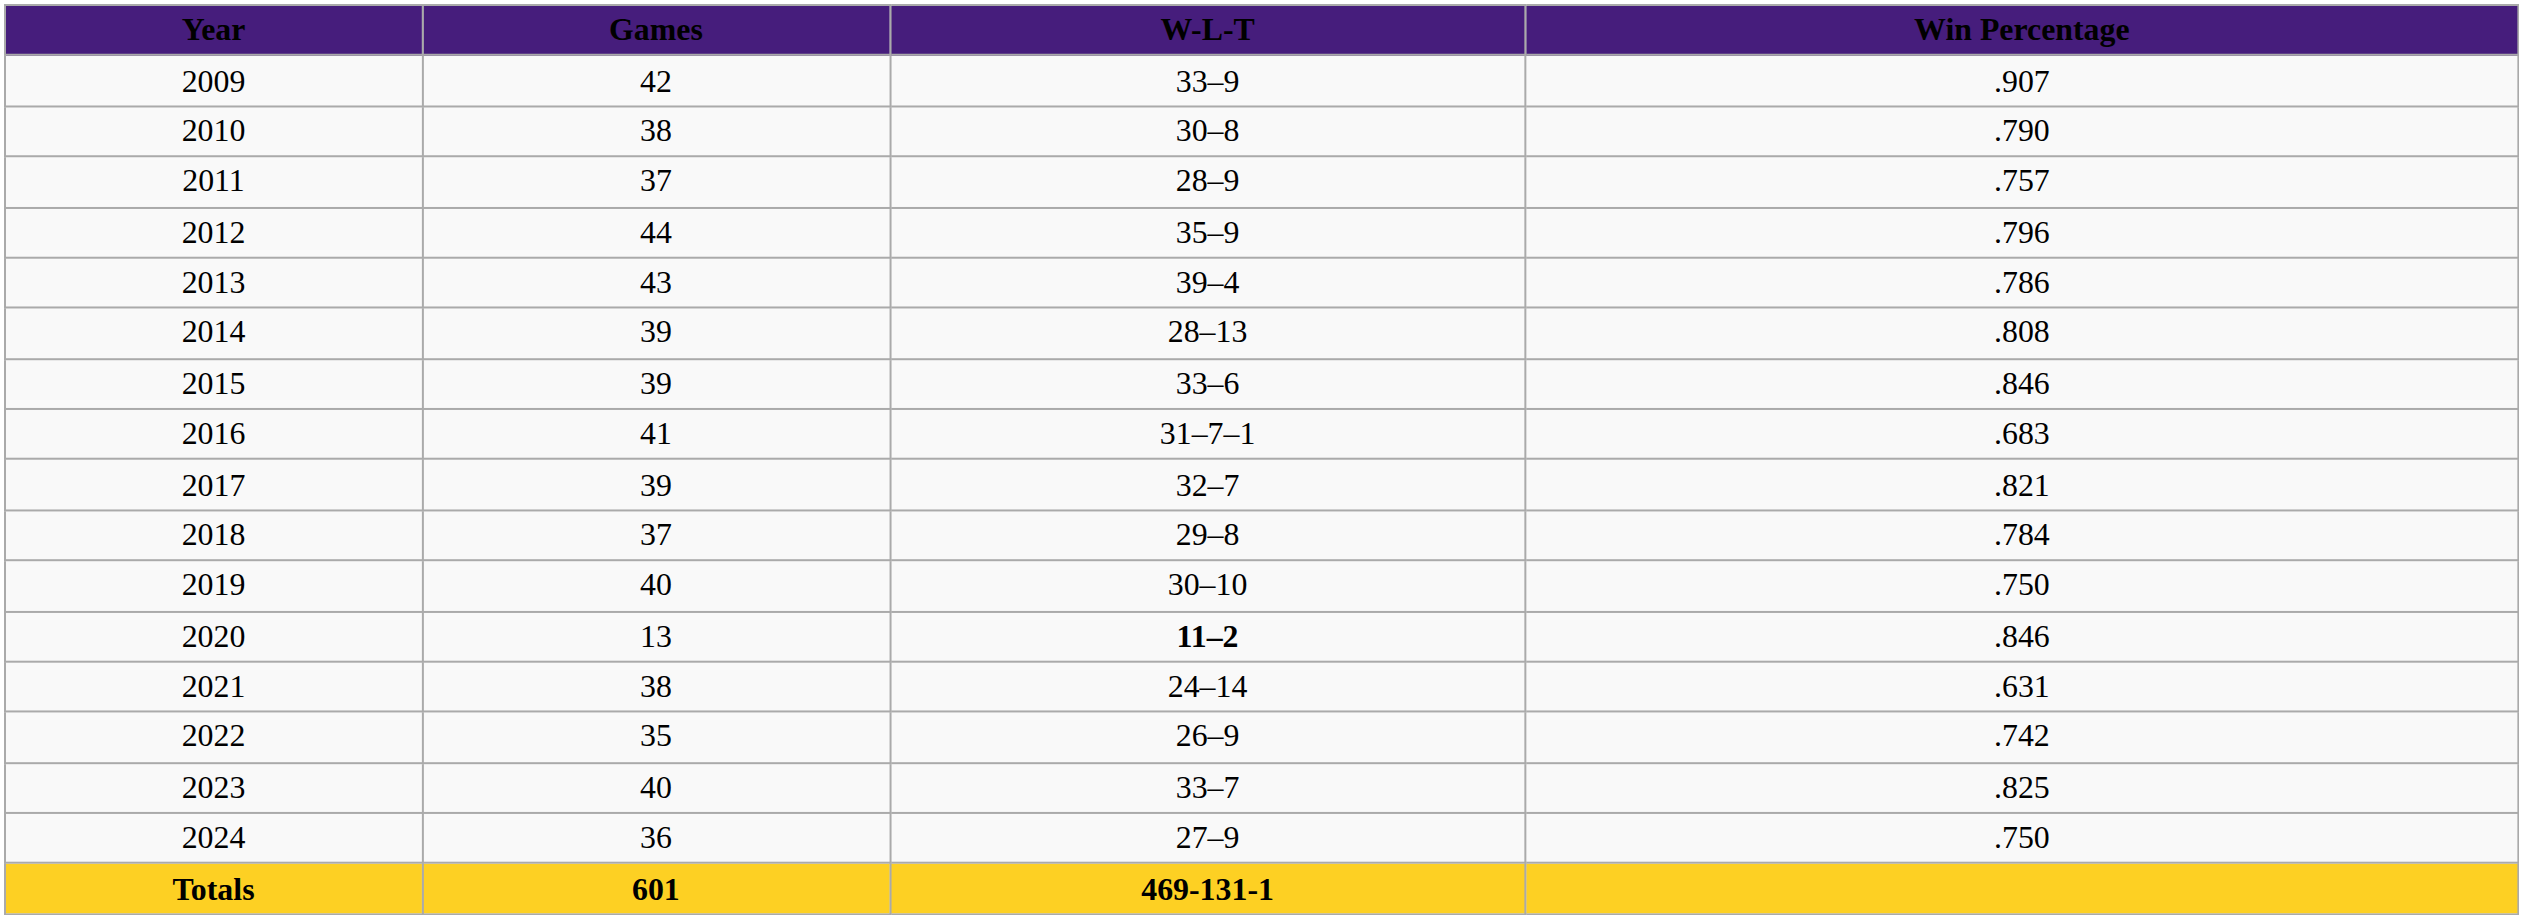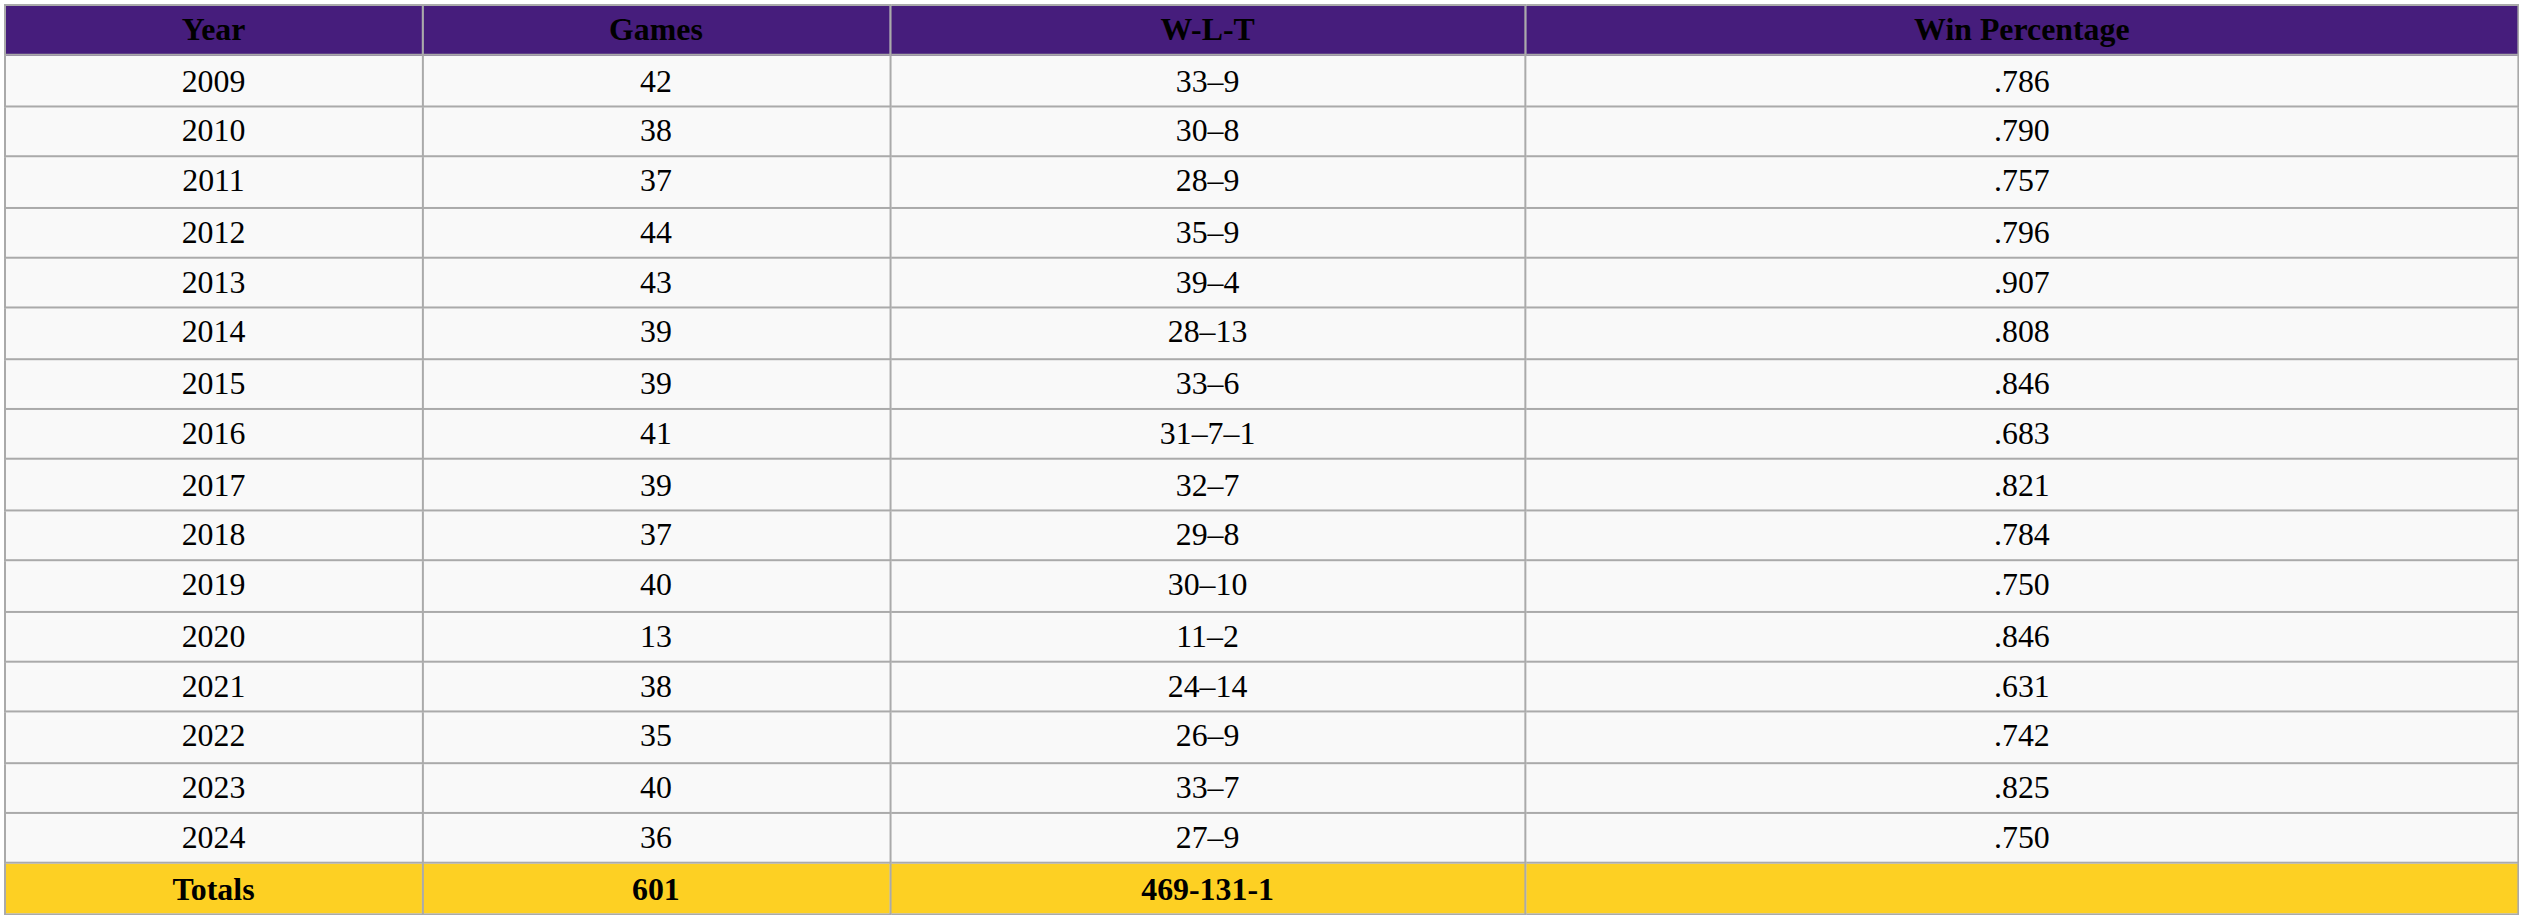(2022, 80) .907 -> (2022, 80) .786
(2022, 282) .786 -> (2022, 282) .907
(1208, 635) bold -> (1208, 635) normal
